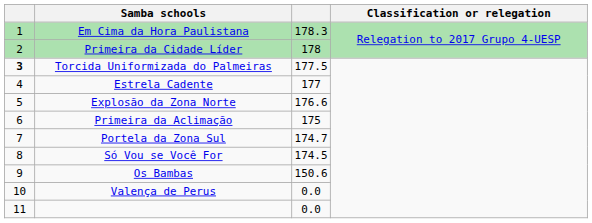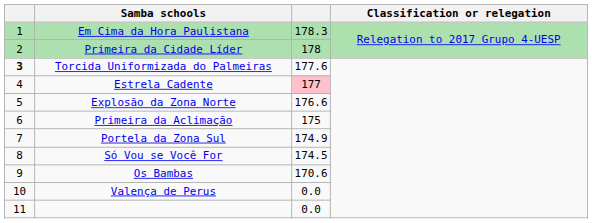(311, 67) 177.5 -> (311, 67) 177.6
(311, 85) no background -> (311, 85) pink background
(311, 138) 174.7 -> (311, 138) 174.9
(311, 173) 150.6 -> (311, 173) 170.6
